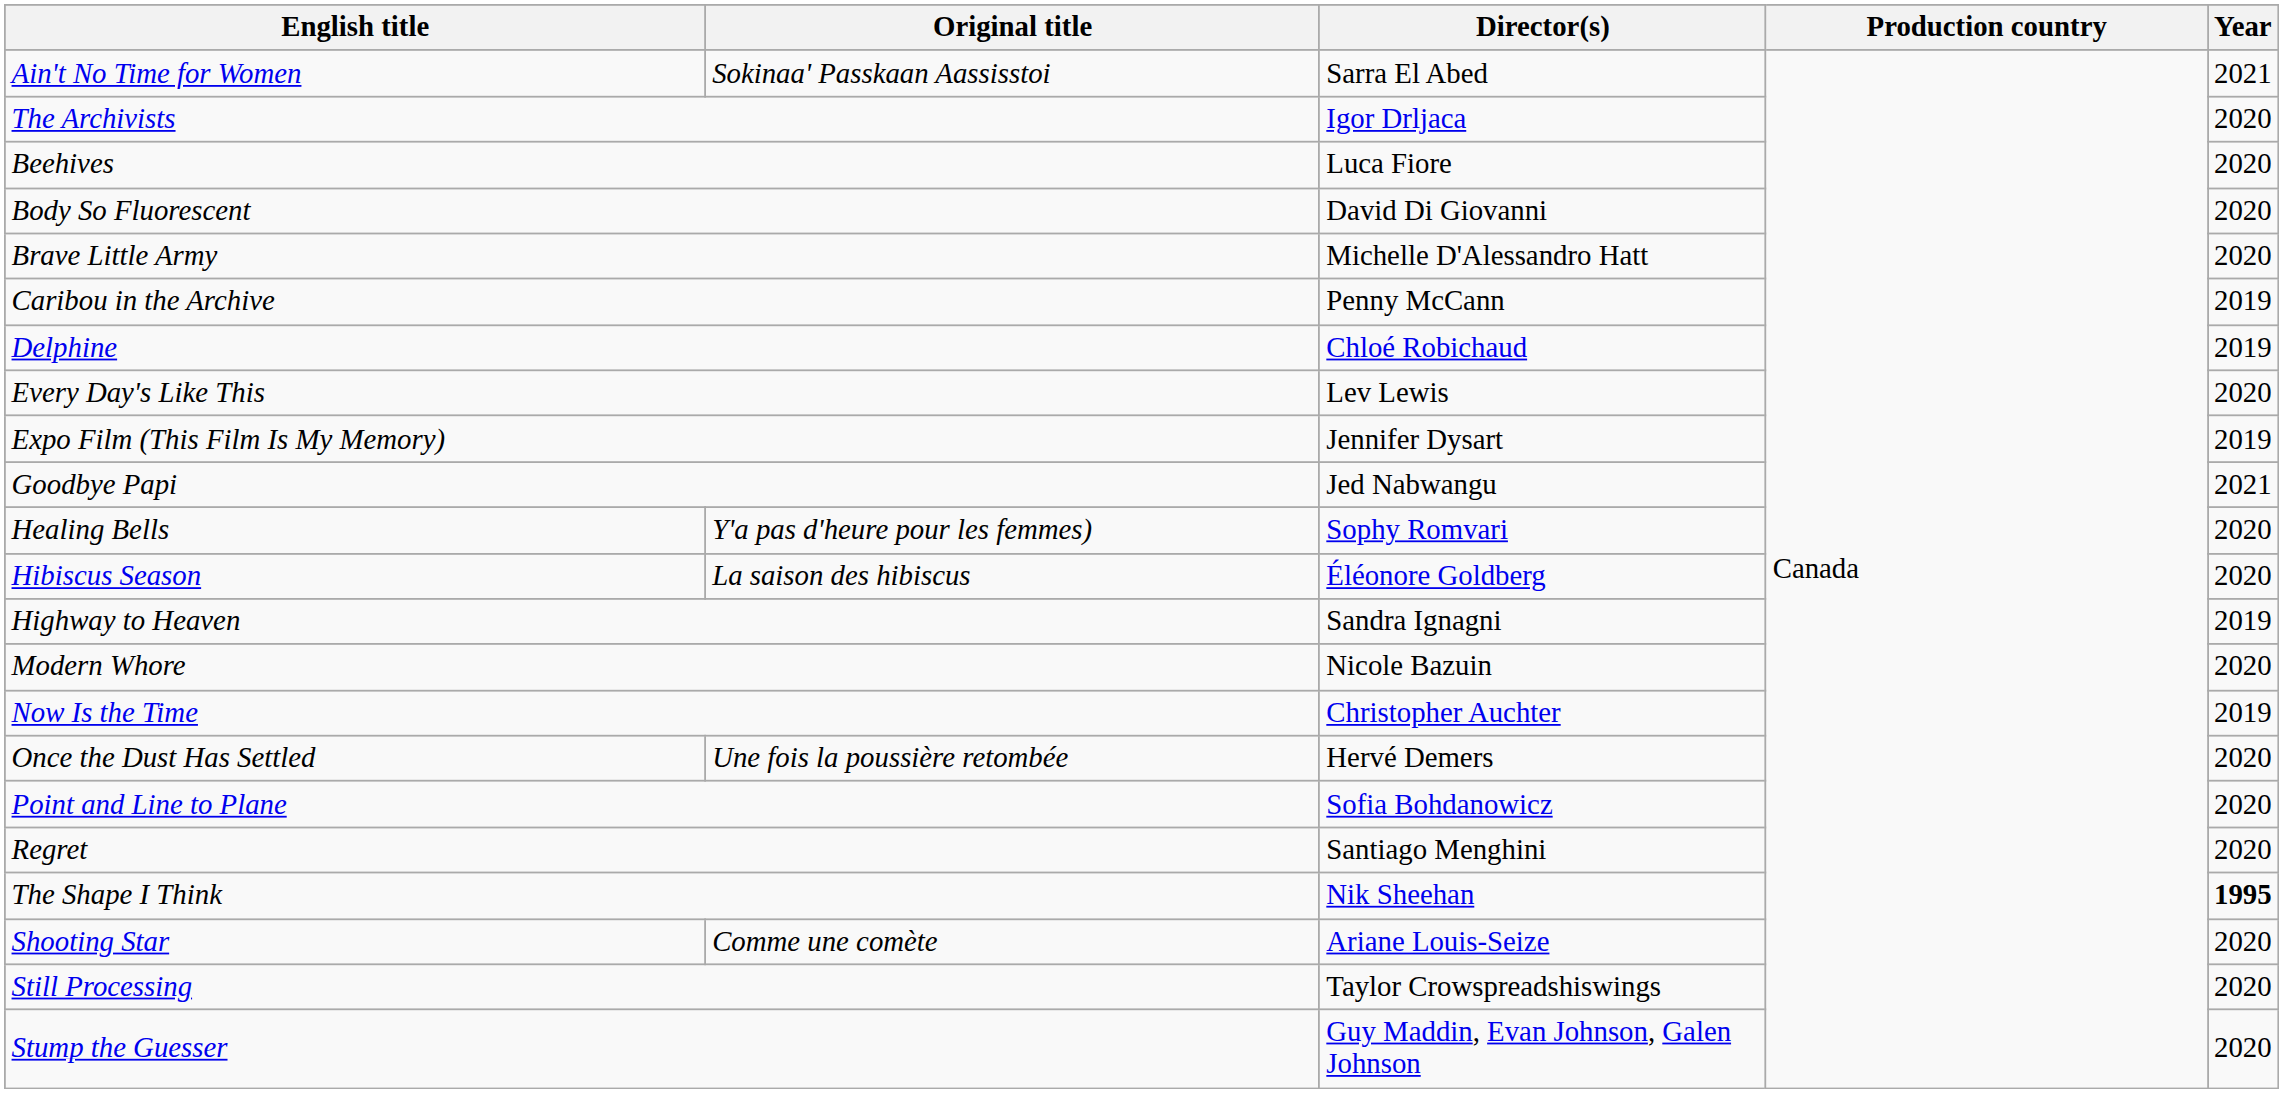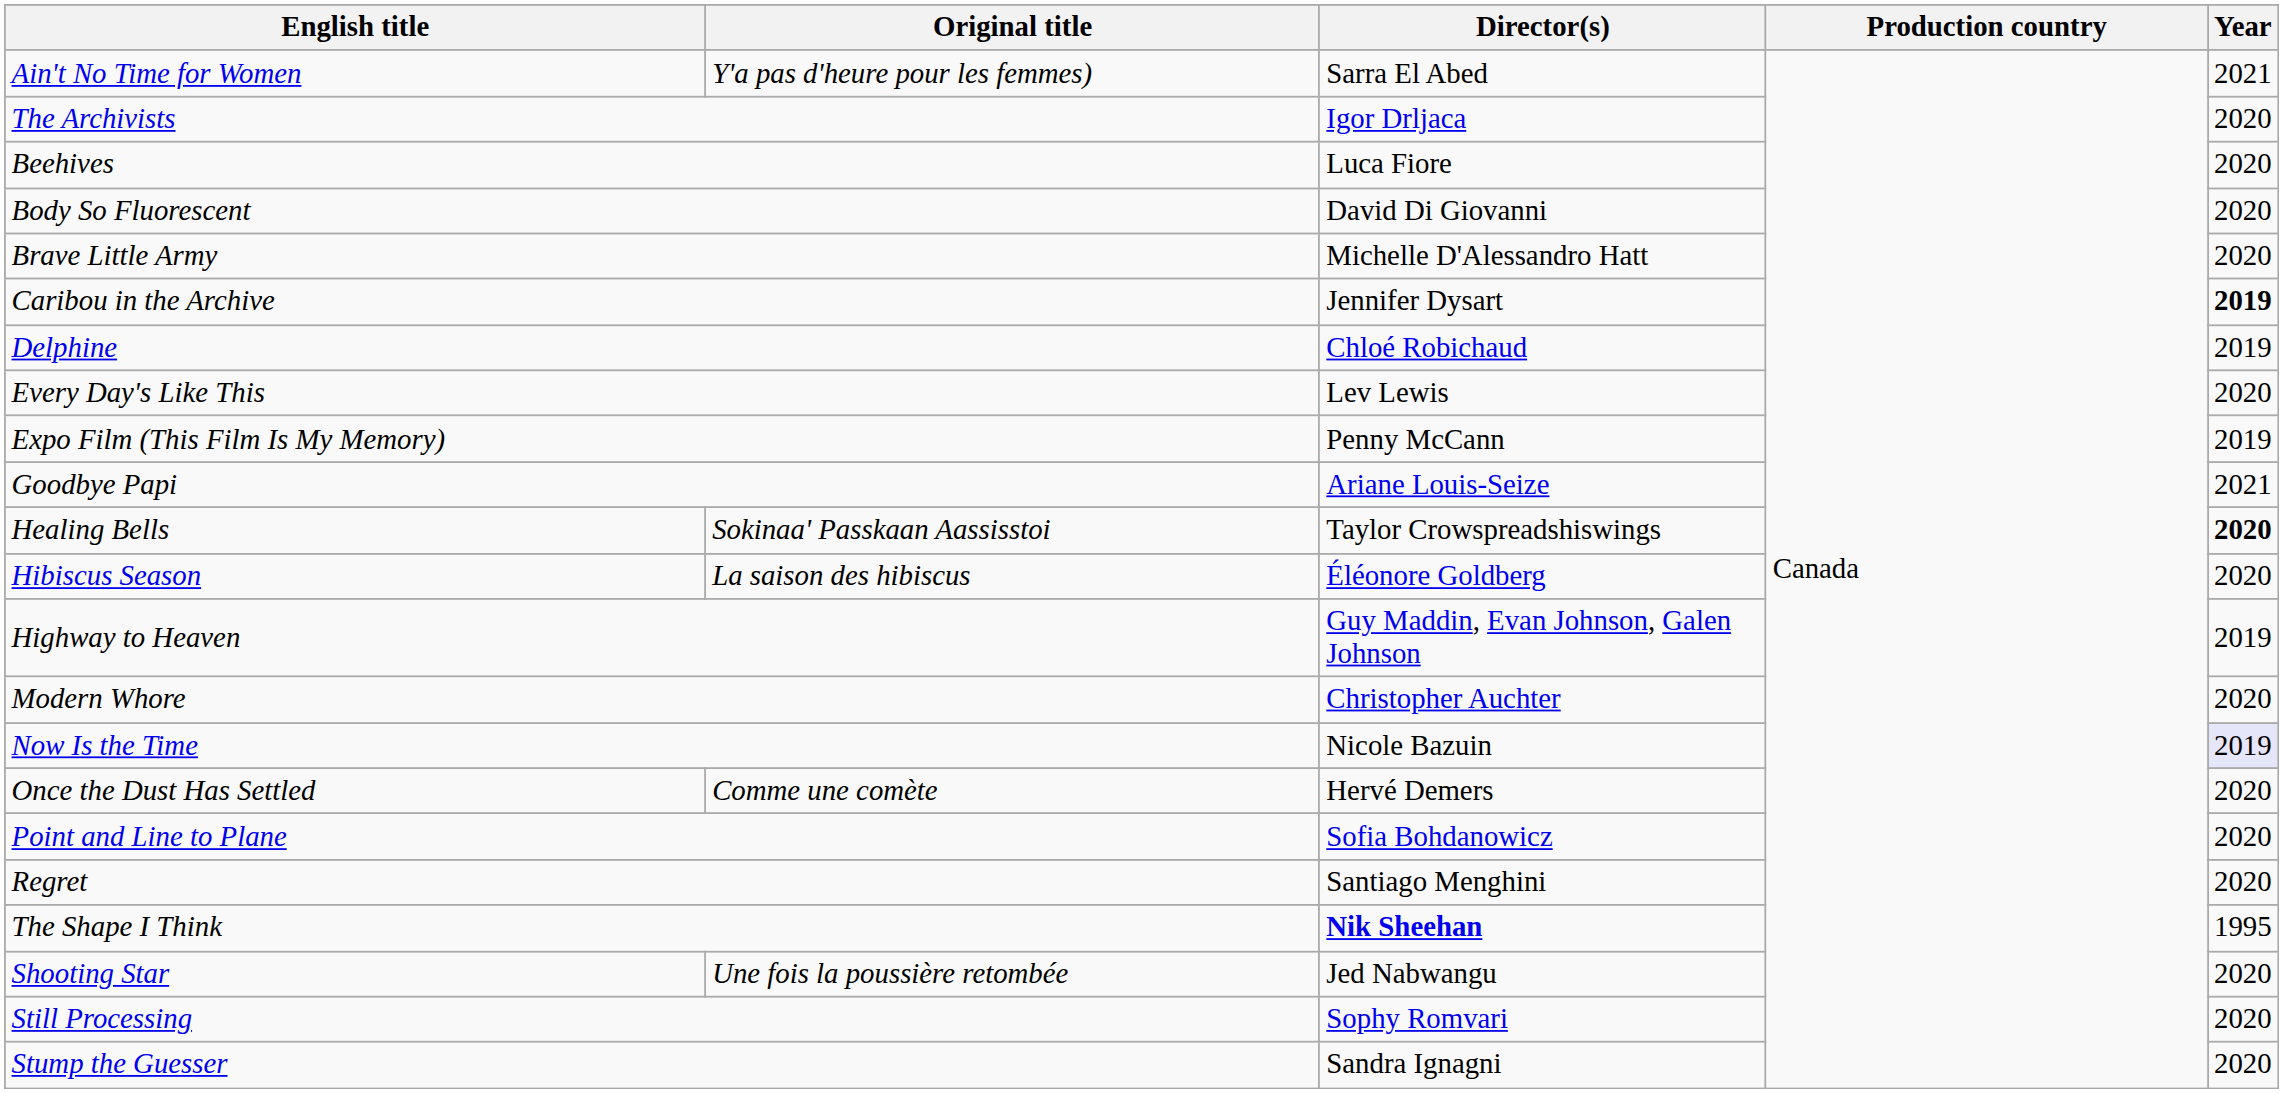(881, 73) Sokinaa' Passkaan Aassisstoi -> (902, 73) Y'a pas d'heure pour les femmes)
(1416, 301) Penny McCann -> (1415, 301) Jennifer Dysart
(2243, 301) normal -> (2243, 301) bold
(1415, 438) Jennifer Dysart -> (1416, 438) Penny McCann
(1412, 484) Jed Nabwangu -> (1438, 484) Ariane Louis-Seize
(902, 529) Y'a pas d'heure pour les femmes) -> (881, 529) Sokinaa' Passkaan Aassisstoi
(1417, 529) Sophy Romvari -> (1494, 529) Taylor Crowspreadshiswings
(2243, 529) normal -> (2243, 529) bold
(1414, 621) Sandra Ignagni -> (1529, 637) Guy Maddin, Evan Johnson, Galen Johnson
(1409, 666) Nicole Bazuin -> (1444, 699) Christopher Auchter
(1444, 712) Christopher Auchter -> (1409, 744) Nicole Bazuin
(2243, 712) no background -> (2243, 744) lavender background
(890, 758) Une fois la poussière retombée -> (825, 790) Comme une comète
(1400, 895) normal -> (1404, 927) bold
(2243, 895) bold -> (2243, 927) normal
(825, 940) Comme une comète -> (890, 973) Une fois la poussière retombée
(1438, 940) Ariane Louis-Seize -> (1412, 973) Jed Nabwangu
(1494, 986) Taylor Crowspreadshiswings -> (1417, 1018) Sophy Romvari
(1529, 1048) Guy Maddin, Evan Johnson, Galen Johnson -> (1414, 1064) Sandra Ignagni
